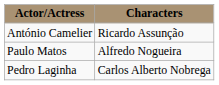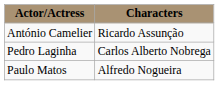rows swapped: (42, 70) <-> (37, 51)
